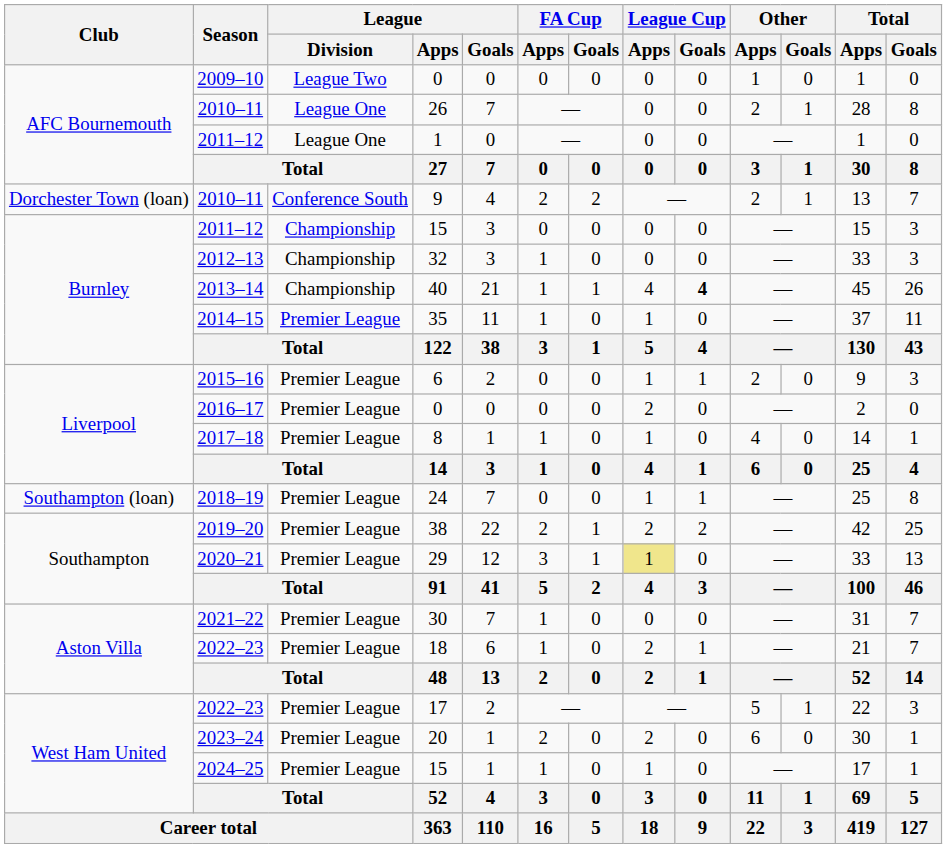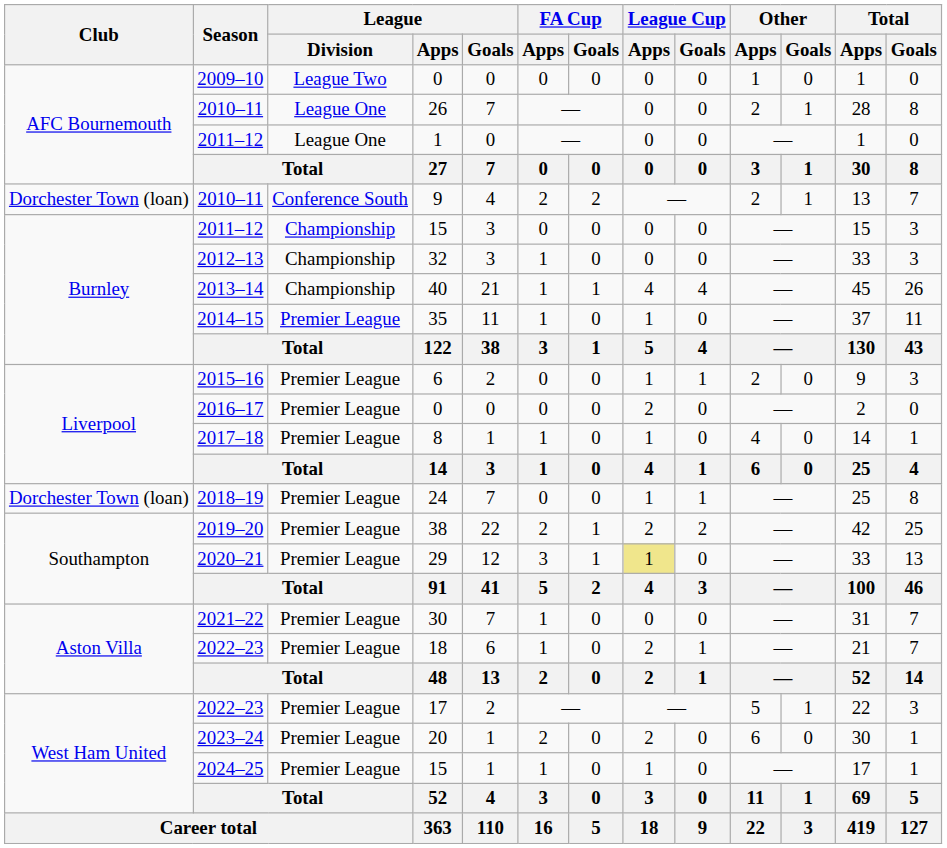(702, 288) bold -> (702, 288) normal
(99, 498) Southampton (loan) -> (99, 498) Dorchester Town (loan)
